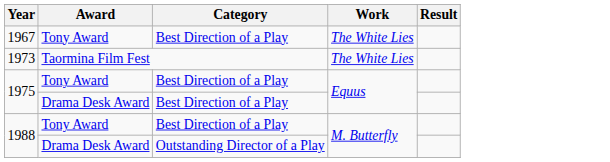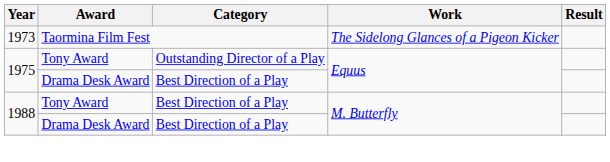- row: (21, 37)
(372, 59) The White Lies -> (445, 37) The Sidelong Glances of a Pigeon Kicker
(222, 80) Best Direction of a Play -> (240, 59) Outstanding Director of a Play
(240, 146) Outstanding Director of a Play -> (222, 124) Best Direction of a Play
